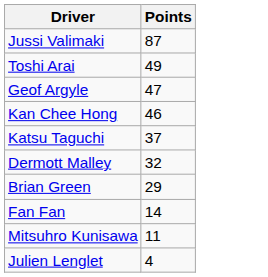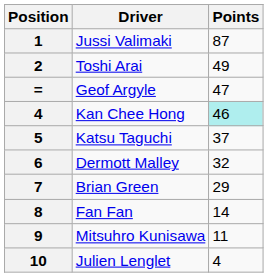+ column: (38, 17)
(153, 114) no background -> (221, 114) paleturquoise background
